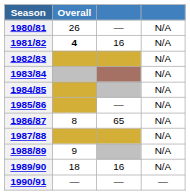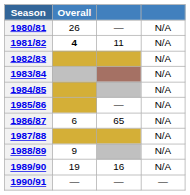(119, 43) 16 -> (119, 43) 11
(74, 120) 8 -> (74, 120) 6
(74, 167) 18 -> (74, 167) 19
